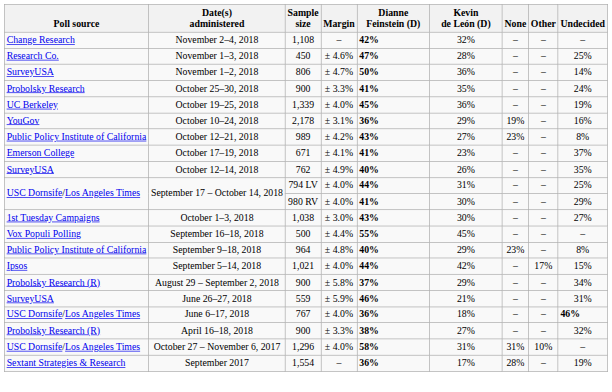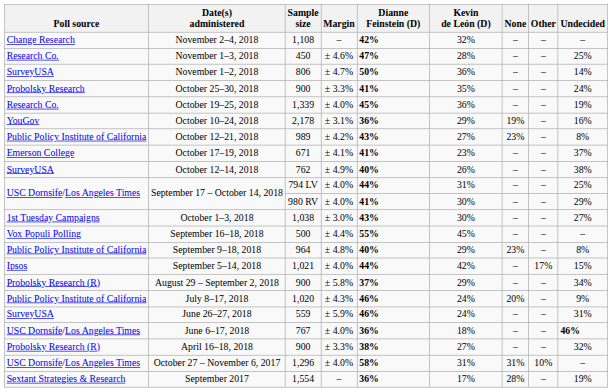(32, 105) UC Berkeley -> (33, 105) Research Co.
(583, 169) 35% -> (583, 169) 38%
+ row: (217, 299)
(466, 299) 21% -> (466, 315) 24%
